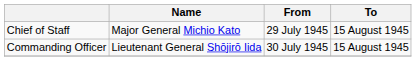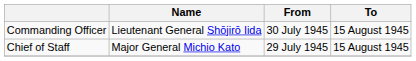rows swapped: (57, 47) <-> (38, 30)
